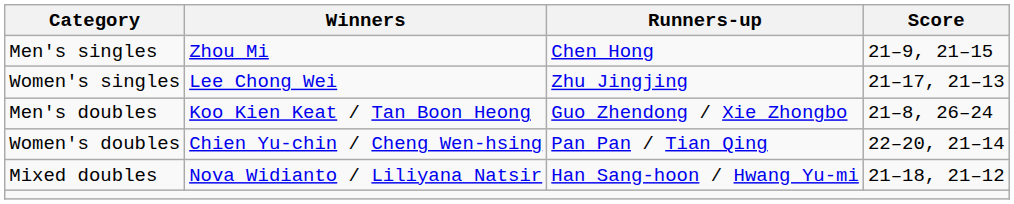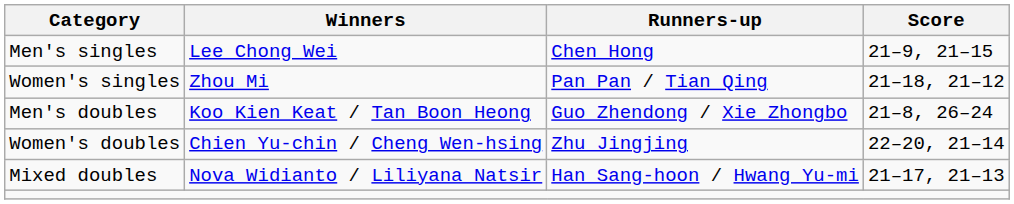(229, 51) Zhou Mi -> (263, 51) Lee Chong Wei
(263, 82) Lee Chong Wei -> (229, 82) Zhou Mi
(620, 82) Zhu Jingjing -> (660, 82) Pan Pan / Tian Qing
(936, 82) 21–17, 21–13 -> (936, 82) 21–18, 21–12
(660, 144) Pan Pan / Tian Qing -> (620, 144) Zhu Jingjing
(936, 175) 21–18, 21–12 -> (936, 175) 21–17, 21–13
